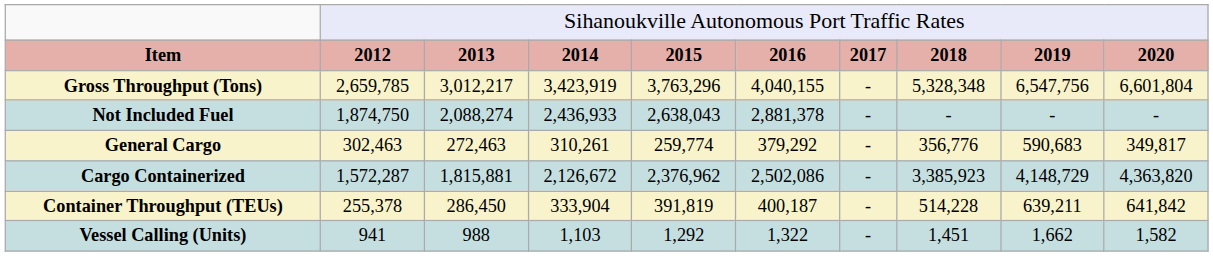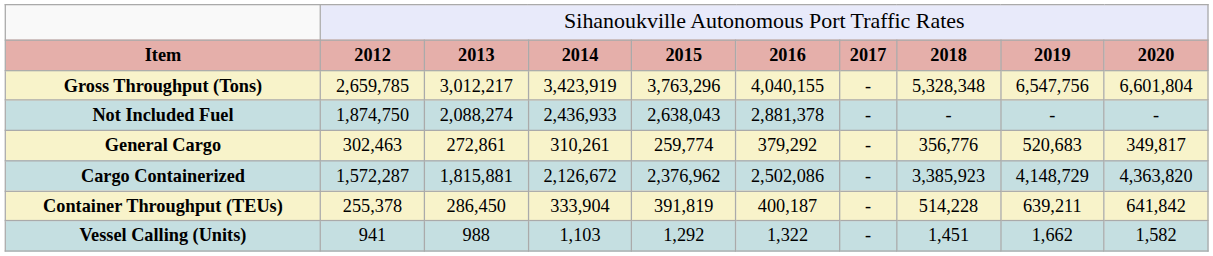(476, 145) 272,463 -> (476, 145) 272,861
(1052, 145) 590,683 -> (1052, 145) 520,683
